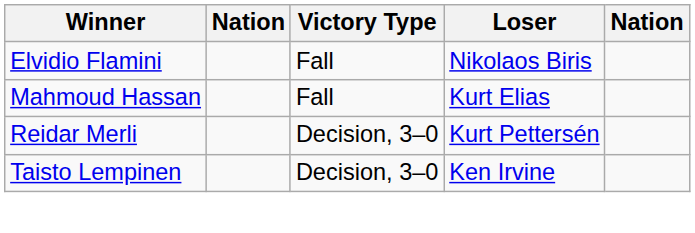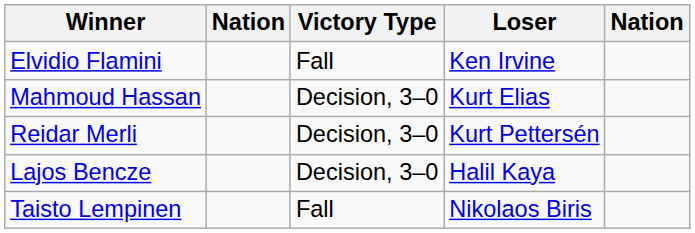(520, 60) Nikolaos Biris -> (502, 60) Ken Irvine
(315, 97) Fall -> (367, 97) Decision, 3–0
+ row: (81, 172)
(367, 172) Decision, 3–0 -> (315, 209) Fall
(502, 172) Ken Irvine -> (520, 209) Nikolaos Biris
